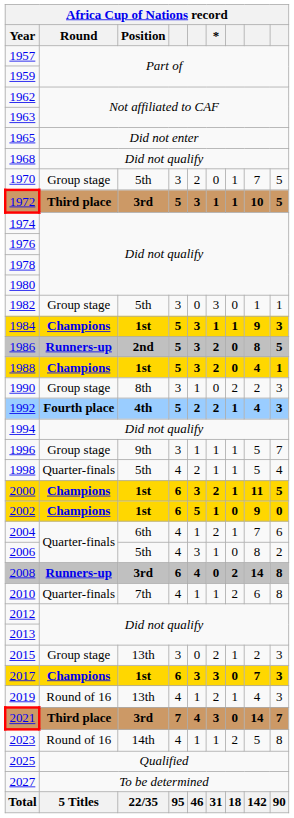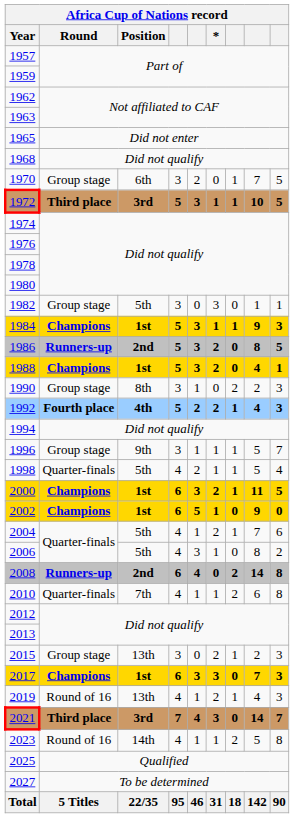(143, 179) 5th -> (143, 179) 6th
(143, 531) 6th -> (143, 531) 5th
(143, 572) 3rd -> (143, 572) 2nd
